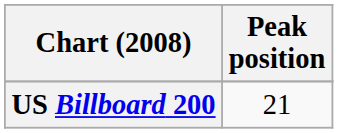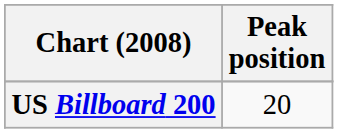(277, 104) 21 -> (277, 104) 20
